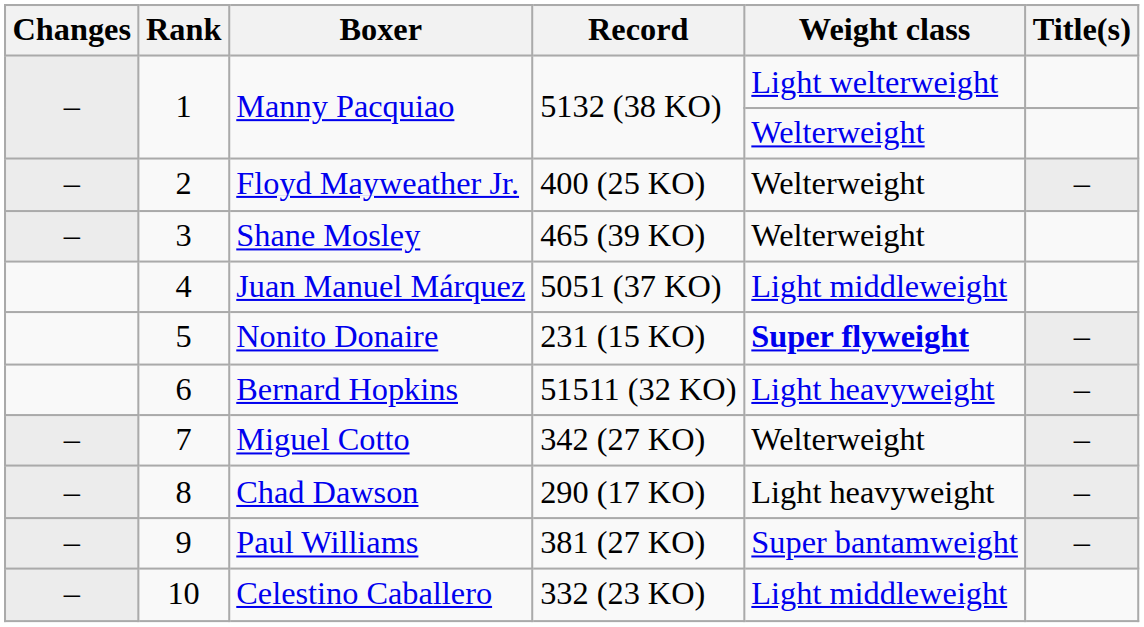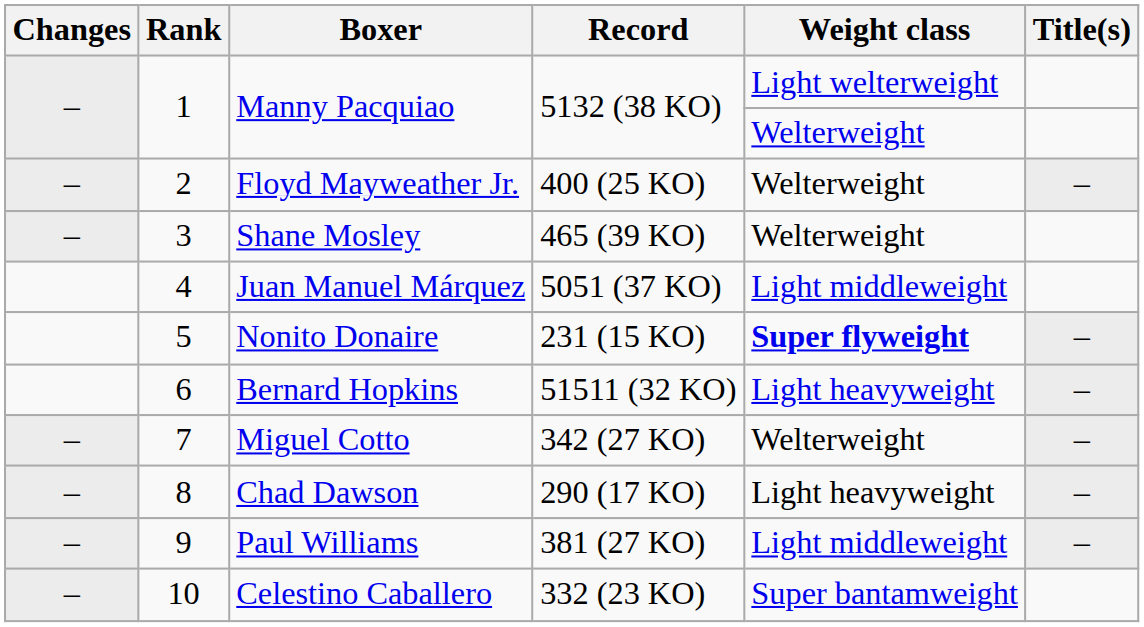(885, 542) Super bantamweight -> (879, 542) Light middleweight
(879, 593) Light middleweight -> (885, 593) Super bantamweight
